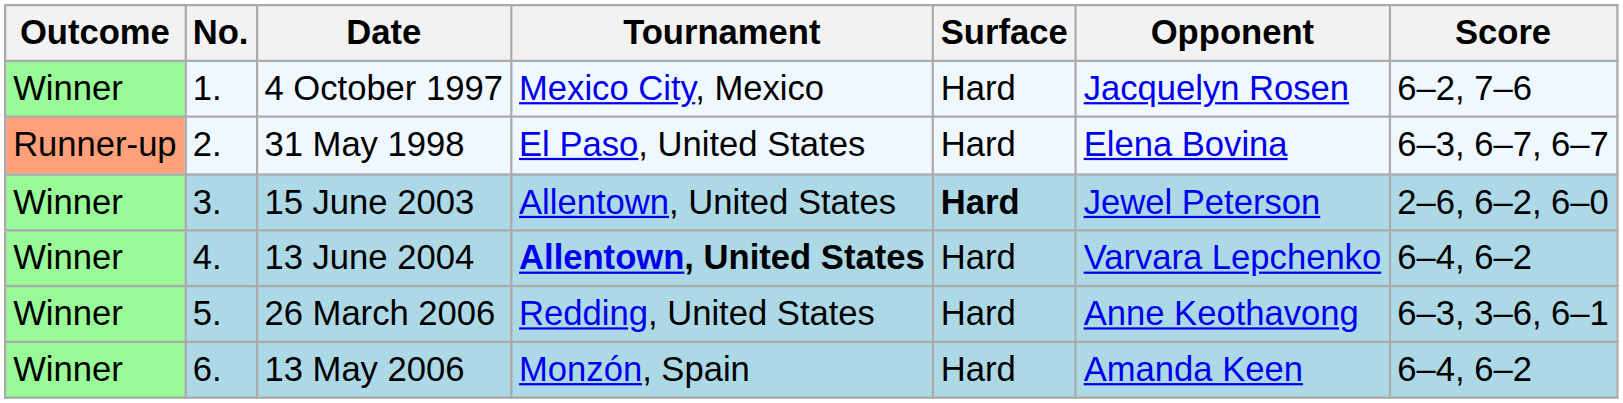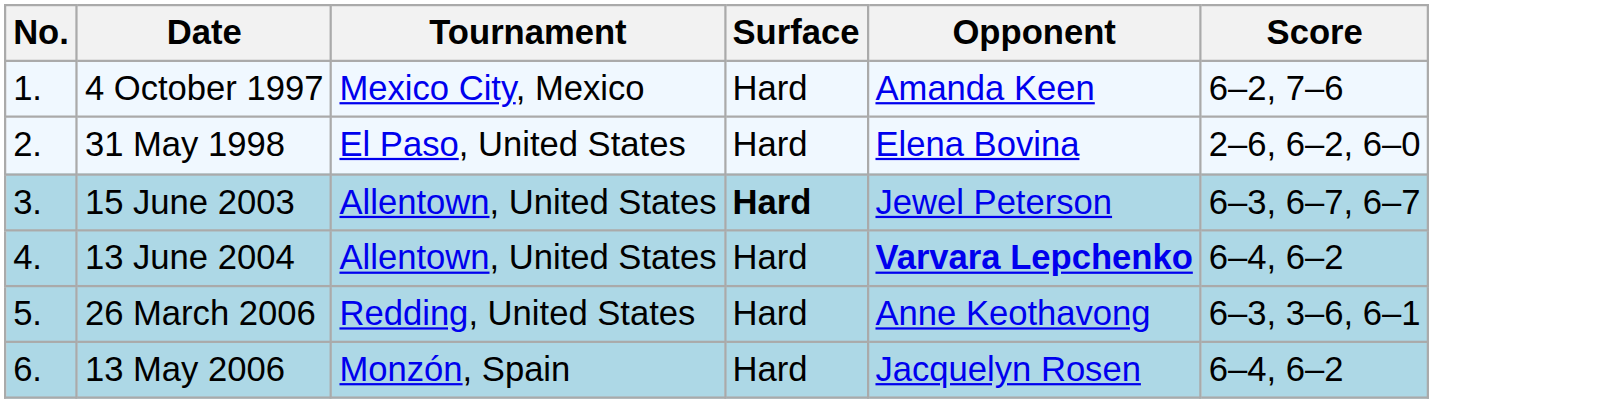- column: (95, 32)
(1216, 88) Jacquelyn Rosen -> (985, 88) Amanda Keen
(1503, 144) 6–3, 6–7, 6–7 -> (1315, 144) 2–6, 6–2, 6–0
(1503, 200) 2–6, 6–2, 6–0 -> (1315, 200) 6–3, 6–7, 6–7
(722, 256) bold -> (528, 256) normal
(1232, 256) normal -> (1034, 256) bold
(1193, 369) Amanda Keen -> (1008, 369) Jacquelyn Rosen
